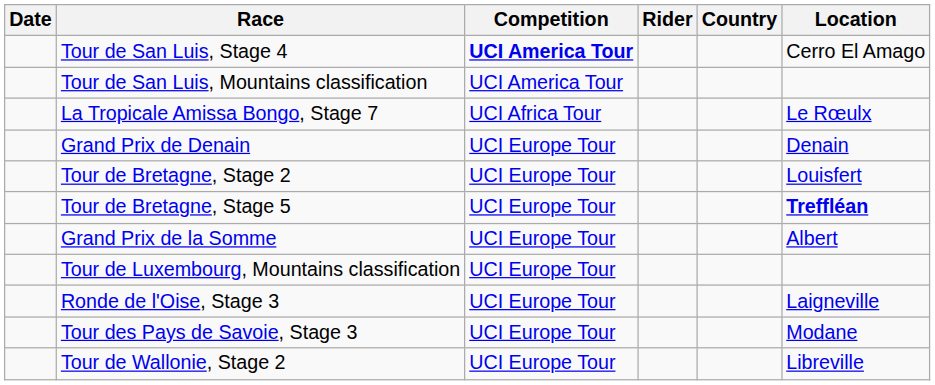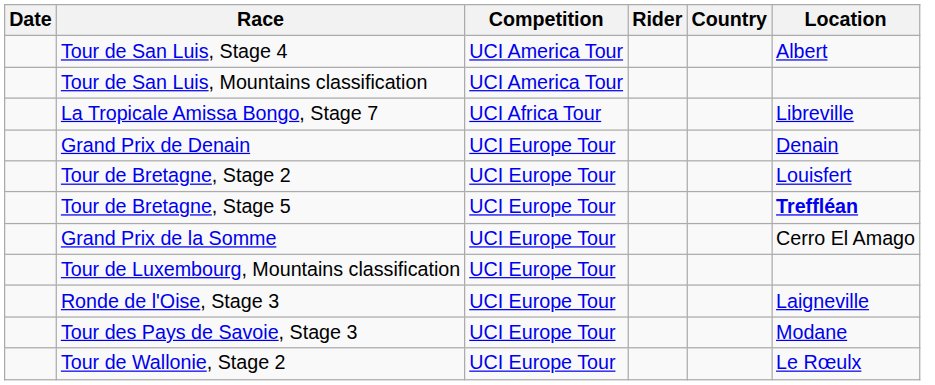(551, 51) bold -> (546, 51) normal
(856, 51) Cerro El Amago -> (802, 51) Albert
(829, 113) Le Rœulx -> (815, 113) Libreville
(812, 238) Albert -> (846, 238) Cerro El Amago
(825, 363) Libreville -> (819, 363) Le Rœulx
